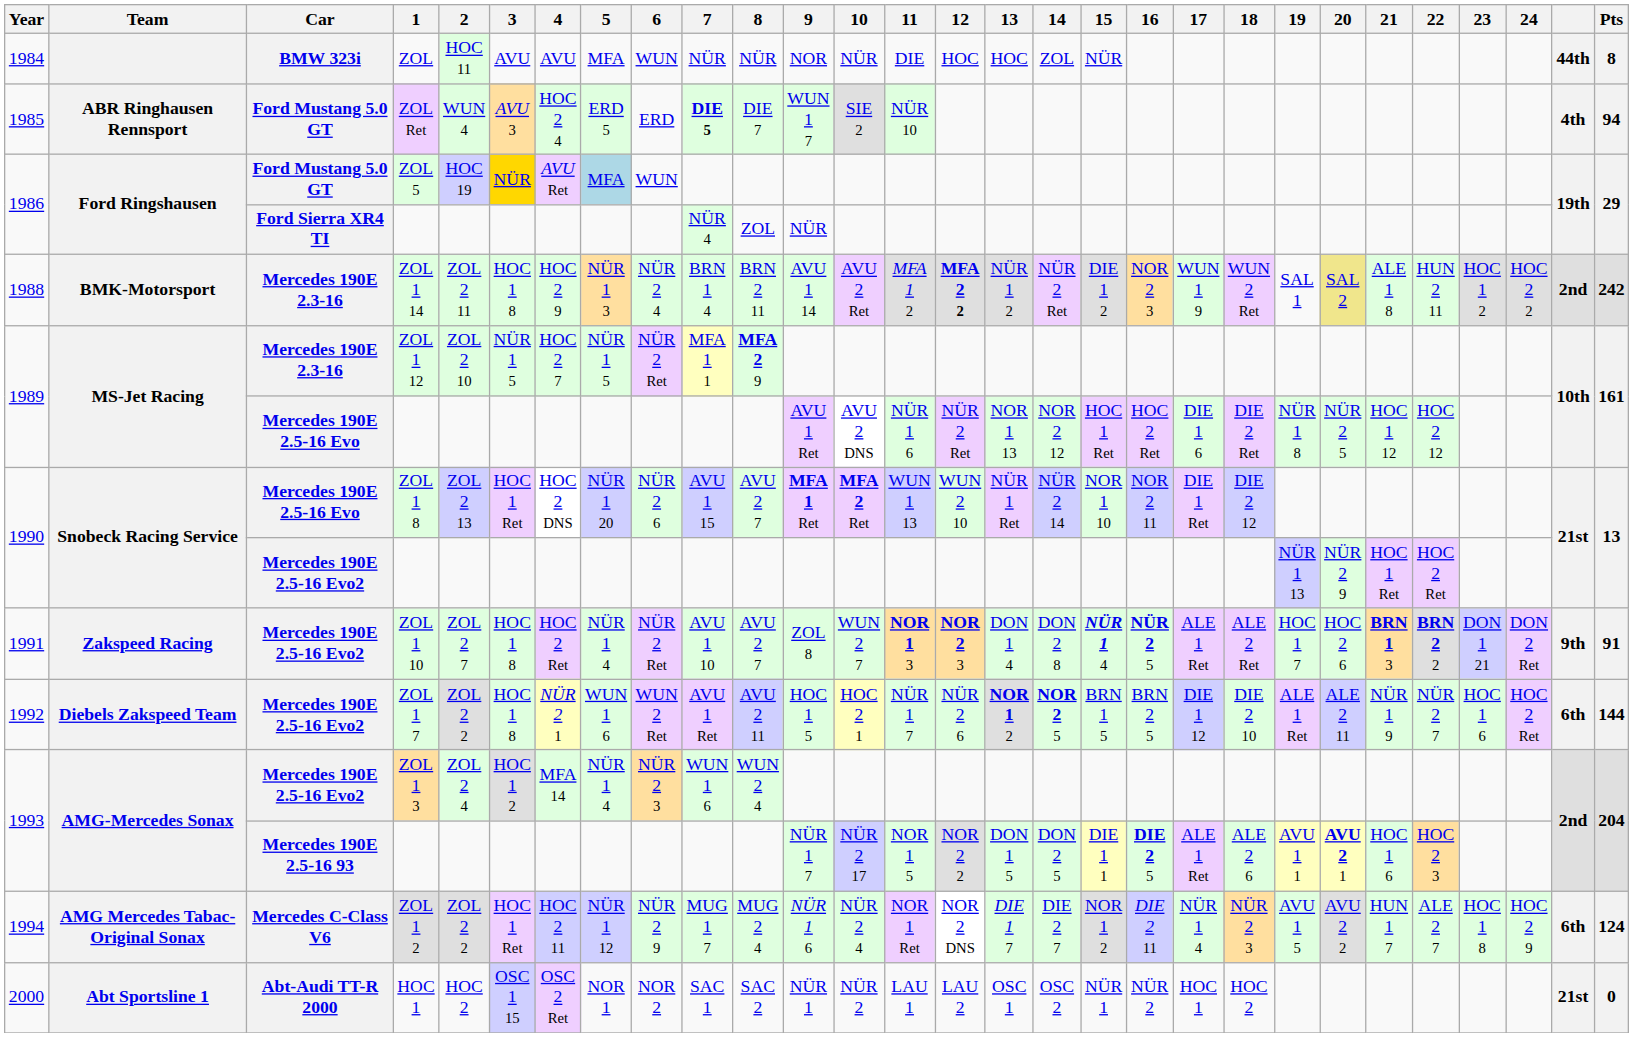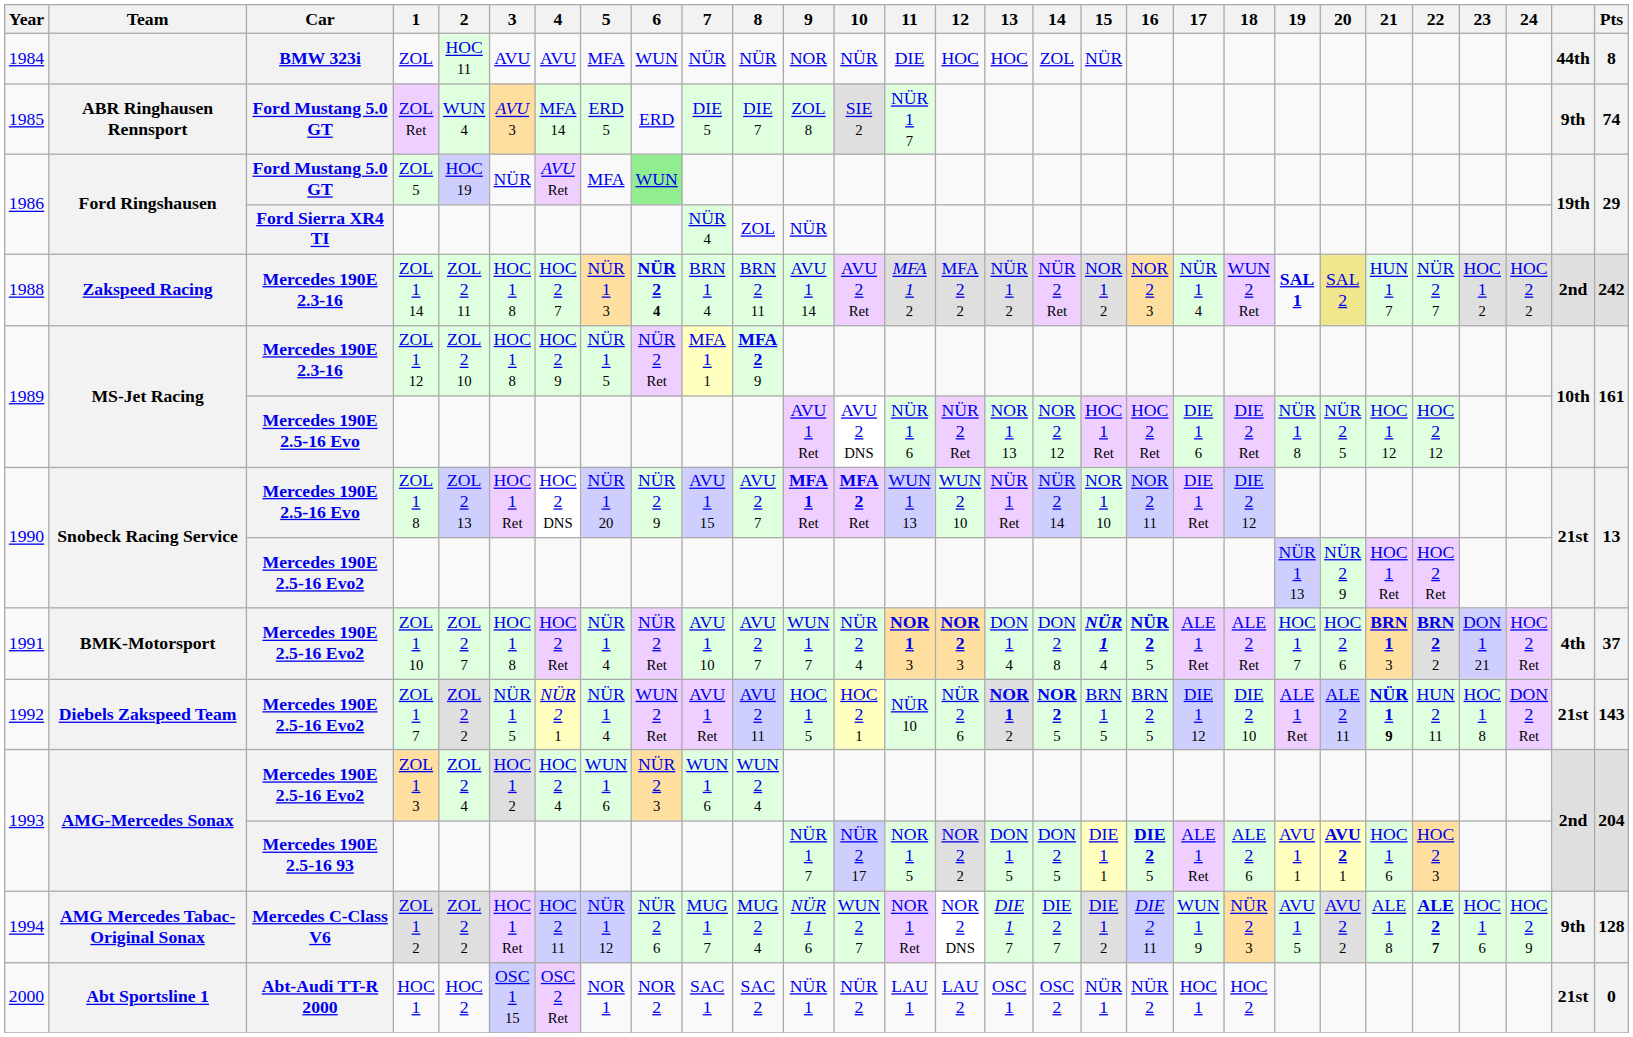(558, 117) HOC 2 4 -> (558, 117) MFA 14
(707, 118) bold -> (707, 117) normal
(808, 117) WUN 1 7 -> (808, 117) ZOL 8
(910, 117) NÜR 10 -> (910, 117) NÜR 1 7
(1573, 118) 4th -> (1573, 118) 9th
(1611, 118) 94 -> (1611, 118) 74
(512, 178) gold background -> (512, 178) no background
(606, 178) lightblue background -> (606, 178) no background
(657, 178) no background -> (657, 178) lightgreen background
(148, 289) BMK-Motorsport -> (148, 289) Zakspeed Racing
(558, 288) HOC 2 9 -> (558, 288) HOC 2 7
(657, 288) normal -> (657, 289) bold
(960, 289) bold -> (960, 288) normal
(1104, 288) DIE 1 2 -> (1104, 288) NOR 1 2
(1198, 288) WUN 1 9 -> (1198, 288) NÜR 1 4
(1297, 289) normal -> (1297, 289) bold
(1389, 288) ALE 1 8 -> (1389, 288) HUN 1 7
(1436, 288) HUN 2 11 -> (1436, 288) NÜR 2 7
(512, 359) NÜR 1 5 -> (512, 359) HOC 1 8
(558, 359) HOC 2 7 -> (558, 359) HOC 2 9
(657, 500) NÜR 2 6 -> (657, 500) NÜR 2 9
(148, 643) Zakspeed Racing -> (148, 643) BMK-Motorsport
(808, 642) ZOL 8 -> (808, 642) WUN 1 7
(859, 642) WUN 2 7 -> (859, 642) NÜR 2 4
(1529, 642) DON 2 Ret -> (1529, 642) HOC 2 Ret
(1573, 643) 9th -> (1573, 643) 4th
(1611, 643) 91 -> (1611, 643) 37
(512, 713) HOC 1 8 -> (512, 713) NÜR 1 5
(606, 713) WUN 1 6 -> (606, 713) NÜR 1 4
(910, 713) NÜR 1 7 -> (910, 713) NÜR 10
(1389, 713) normal -> (1389, 713) bold
(1436, 713) NÜR 2 7 -> (1436, 713) HUN 2 11
(1482, 713) HOC 1 6 -> (1482, 713) HOC 1 8
(1529, 713) HOC 2 Ret -> (1529, 713) DON 2 Ret
(1573, 713) 6th -> (1573, 713) 21st
(1611, 713) 144 -> (1611, 713) 143
(558, 784) MFA 14 -> (558, 784) HOC 2 4
(606, 784) NÜR 1 4 -> (606, 784) WUN 1 6
(657, 925) NÜR 2 9 -> (657, 925) NÜR 2 6
(859, 925) NÜR 2 4 -> (859, 925) WUN 2 7
(1104, 925) NOR 1 2 -> (1104, 925) DIE 1 2
(1198, 925) NÜR 1 4 -> (1198, 925) WUN 1 9
(1389, 925) HUN 1 7 -> (1389, 925) ALE 1 8
(1436, 925) normal -> (1436, 926) bold
(1482, 925) HOC 1 8 -> (1482, 925) HOC 1 6
(1573, 926) 6th -> (1573, 926) 9th
(1611, 926) 124 -> (1611, 926) 128
